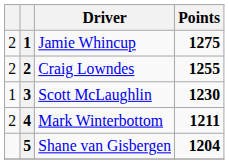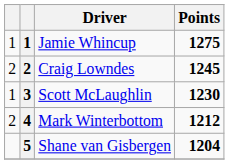(12, 43) 2 -> (12, 43) 1
(204, 69) 1255 -> (204, 69) 1245
(205, 120) 1211 -> (204, 120) 1212
